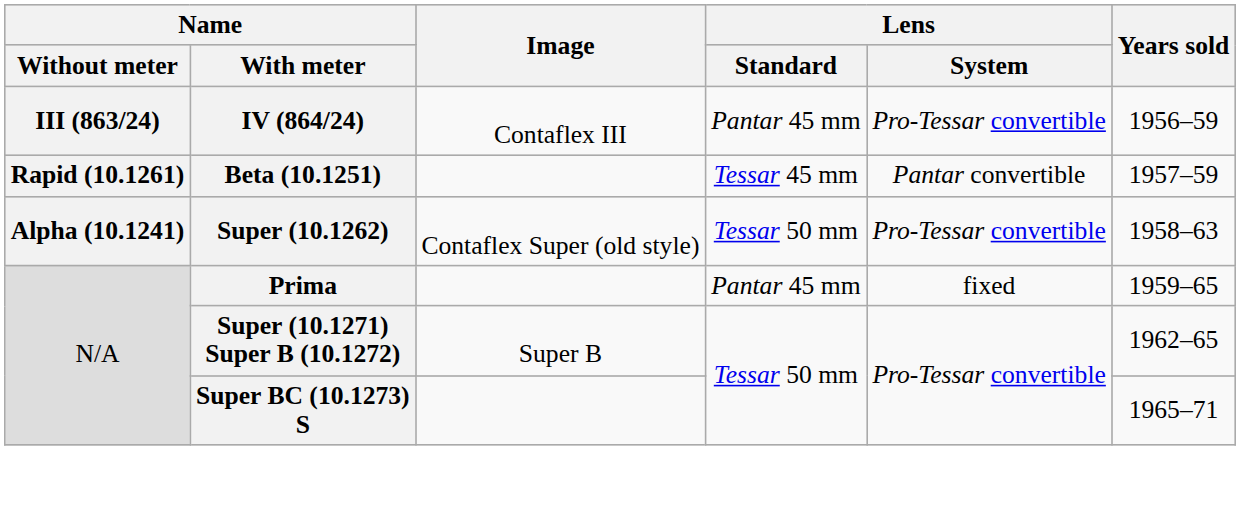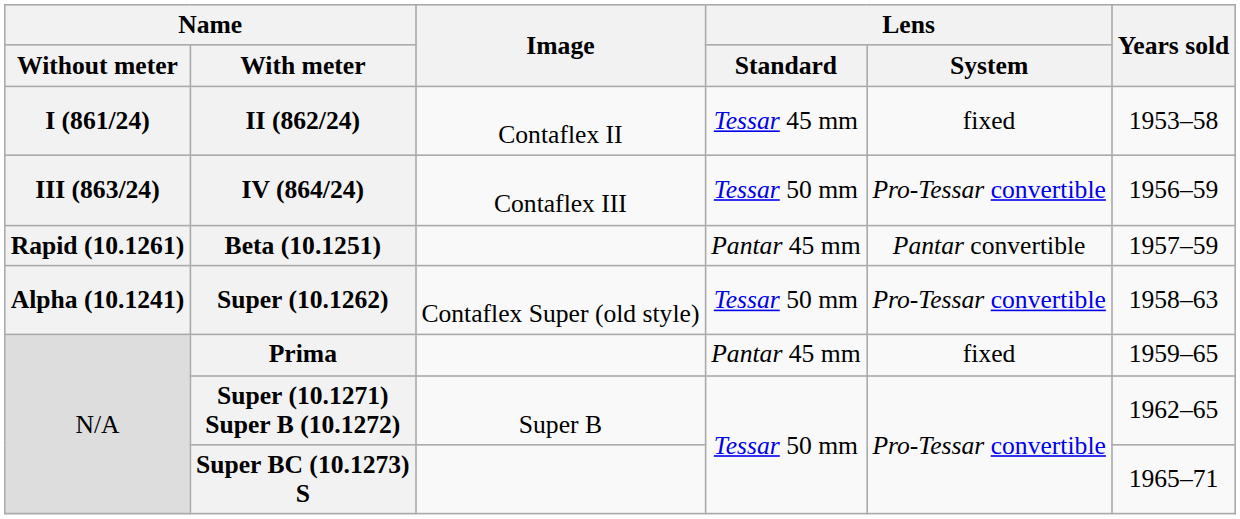+ row: (303, 120)
(786, 120) Pantar 45 mm -> (786, 189) Tessar 50 mm
(786, 175) Tessar 45 mm -> (786, 244) Pantar 45 mm
